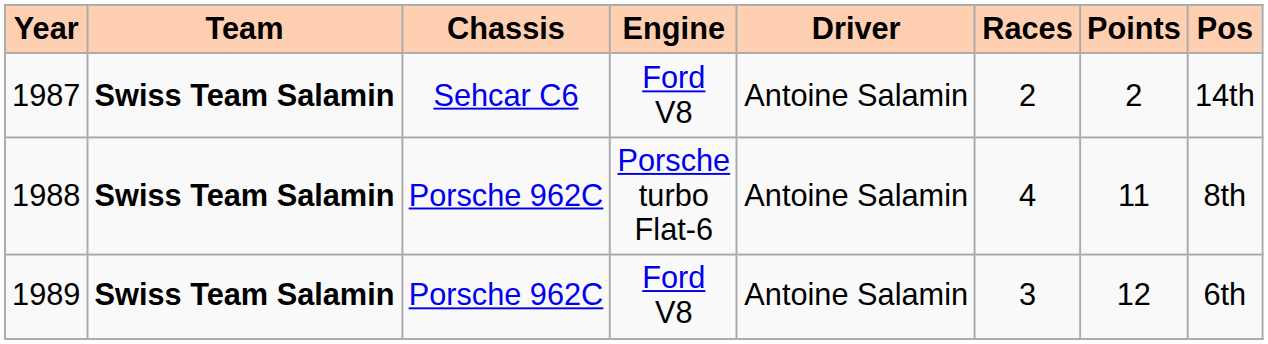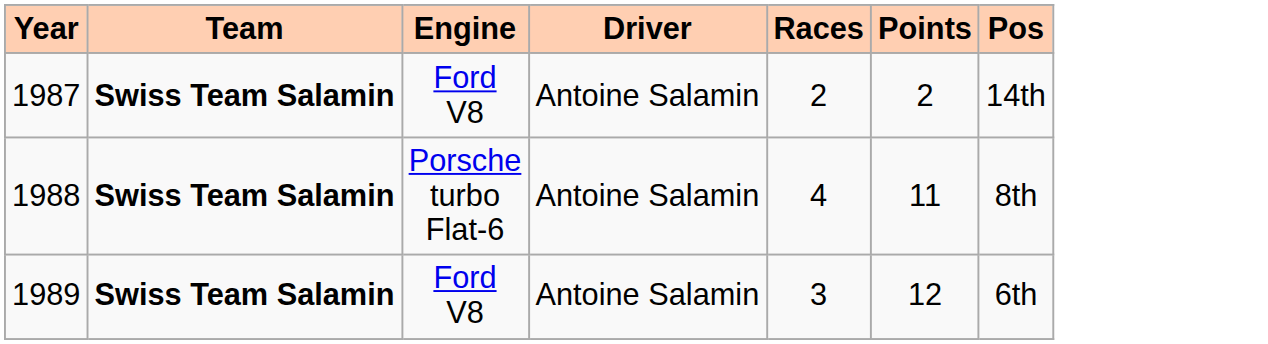- column: (506, 28)
